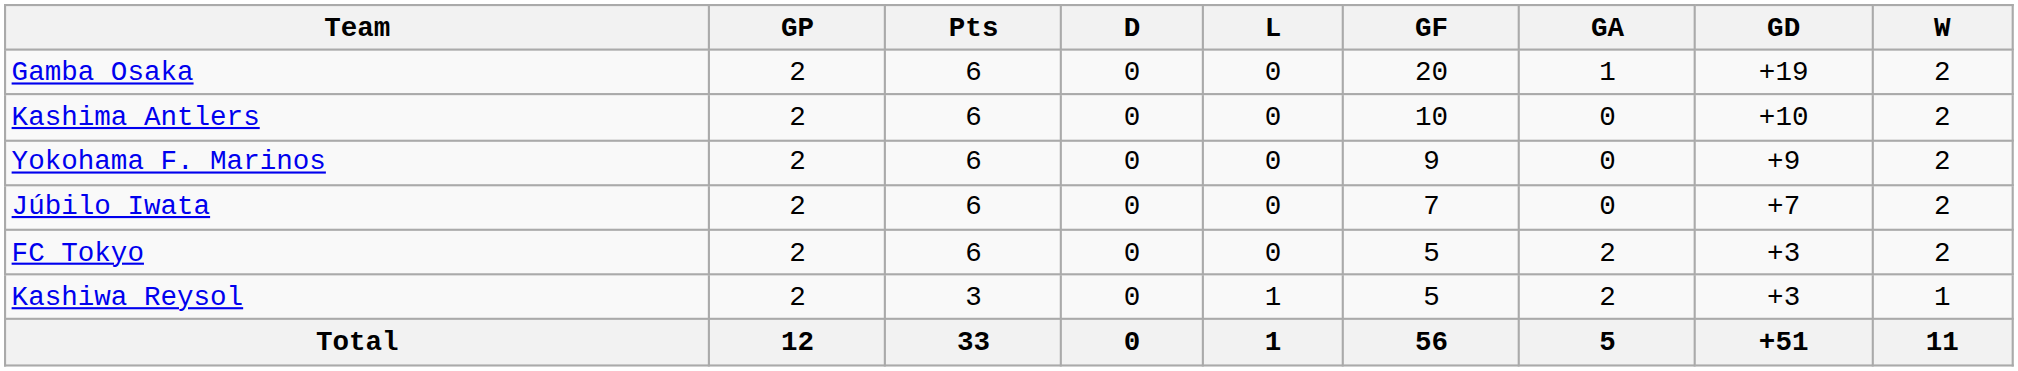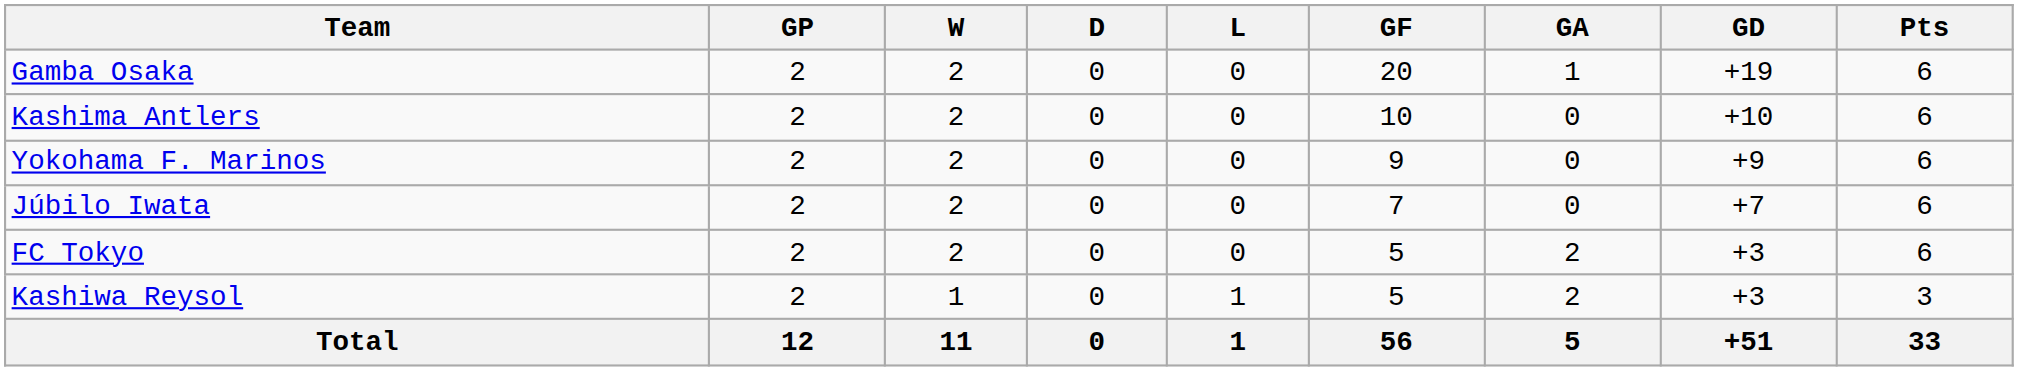columns swapped: (1942, 28) <-> (974, 28)
